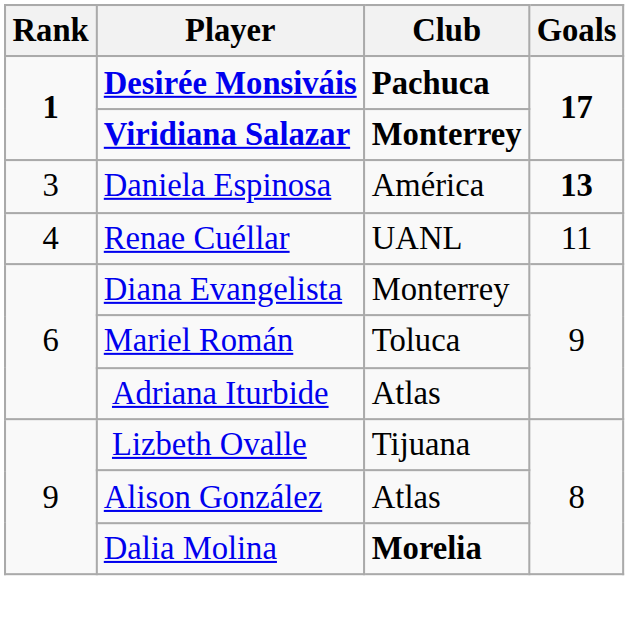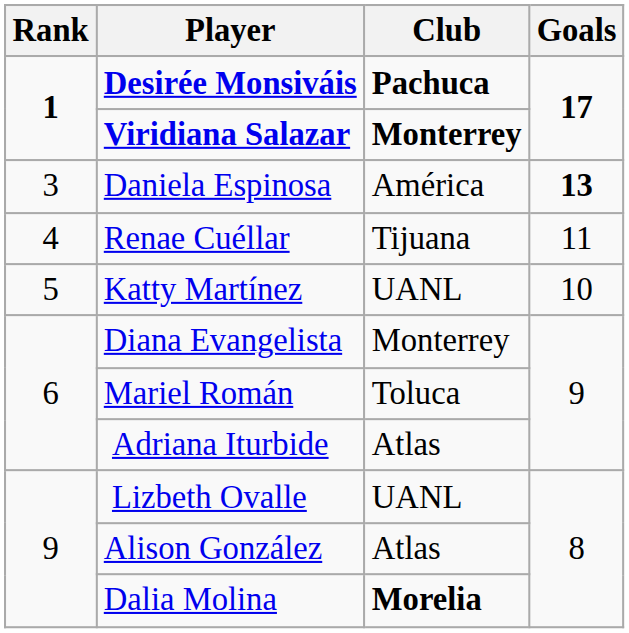(417, 237) UANL -> (421, 237) Tijuana
+ row: (203, 289)
(421, 444) Tijuana -> (417, 496) UANL
